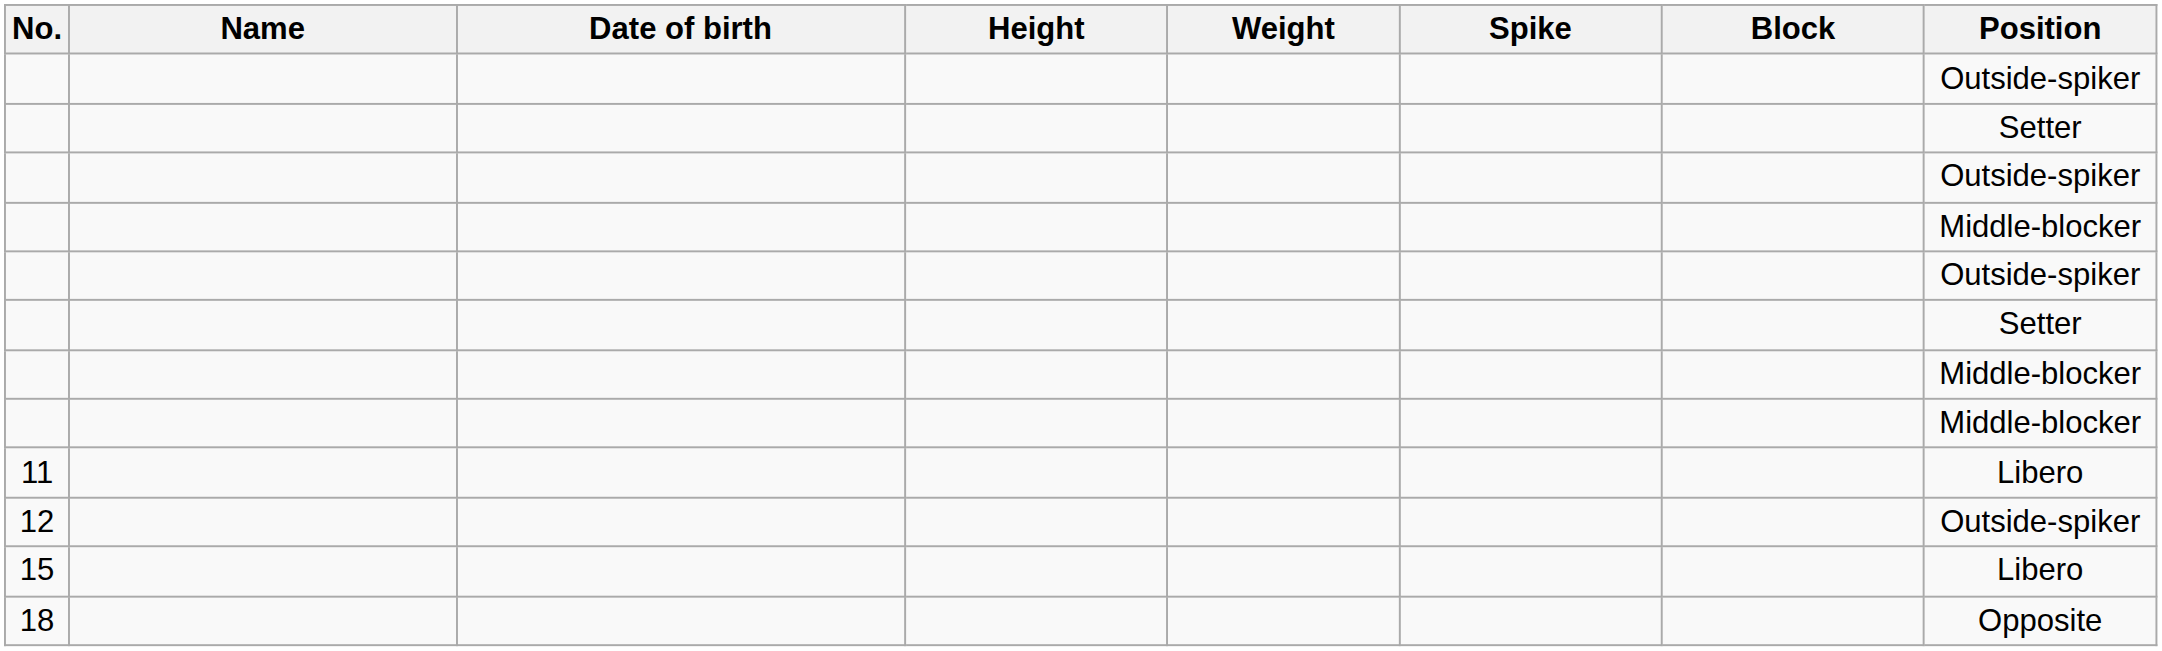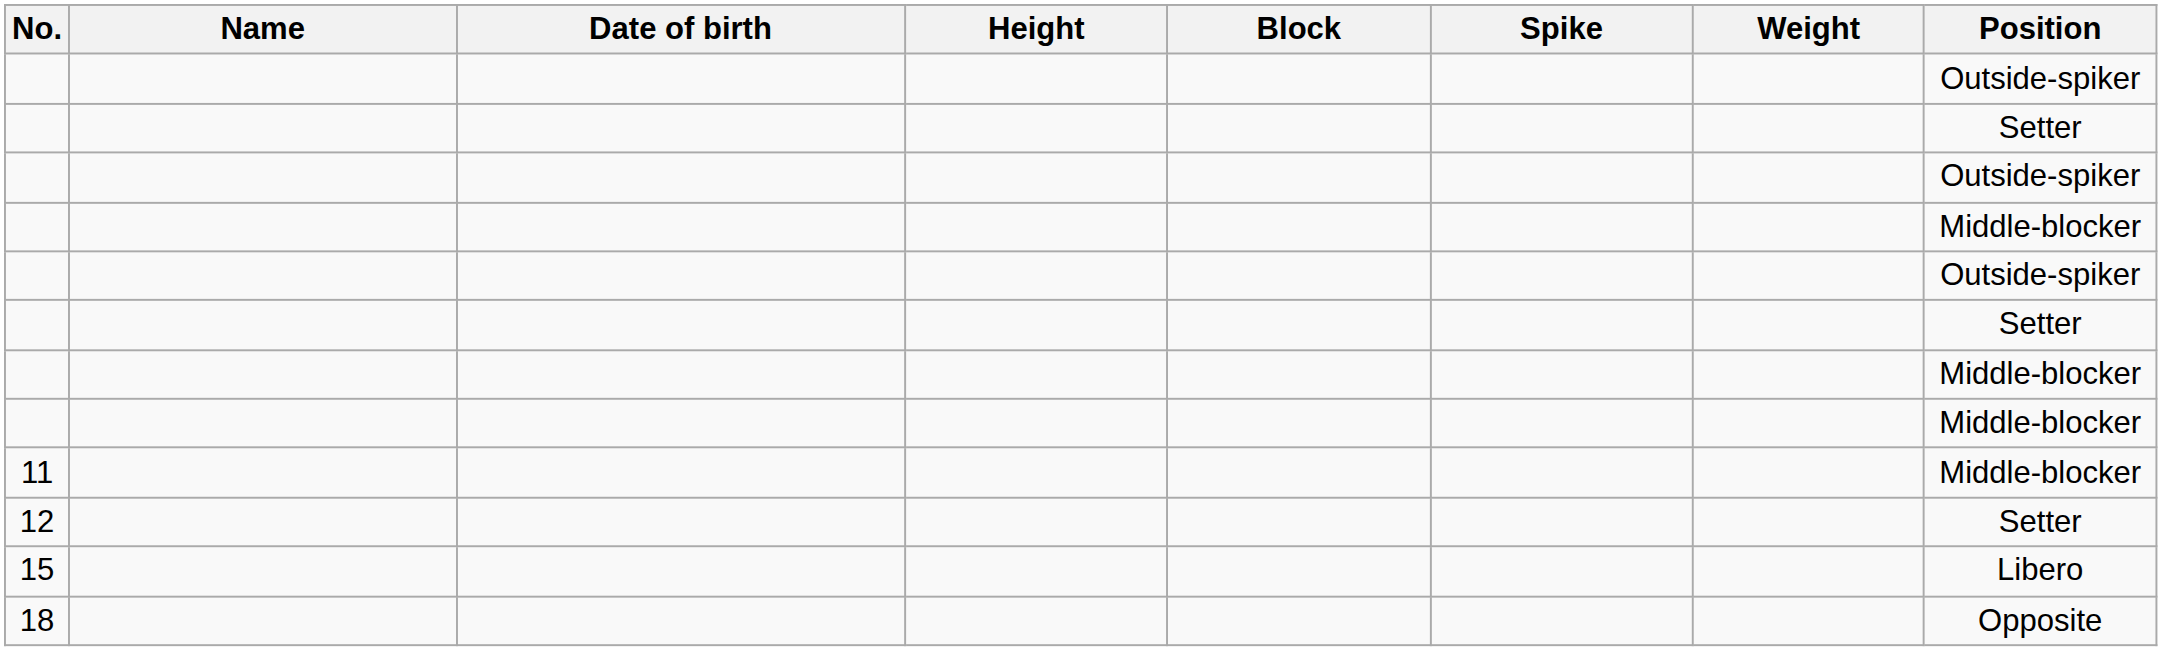columns swapped: (1283, 29) <-> (1793, 29)
(2040, 472) Libero -> (2040, 472) Middle-blocker
(2040, 521) Outside-spiker -> (2040, 521) Setter
